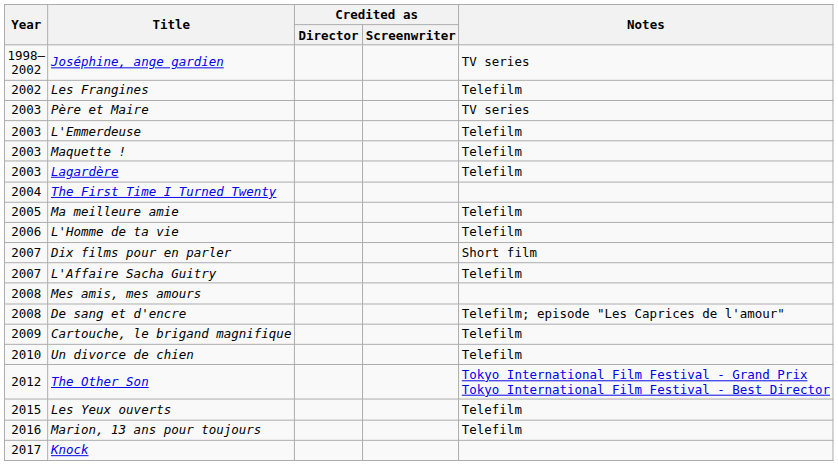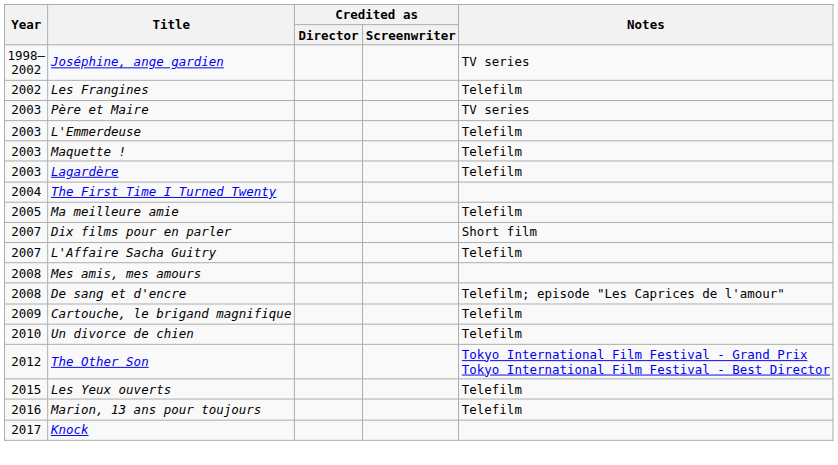- row: (115, 232)
